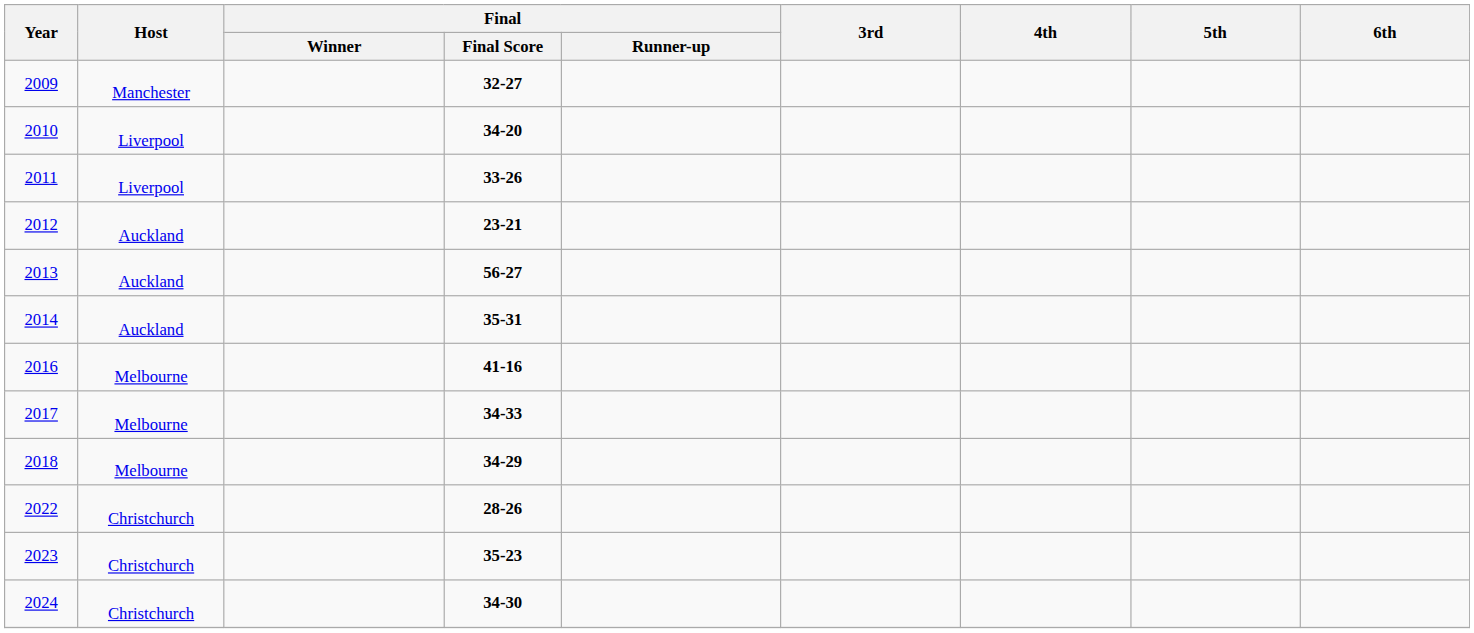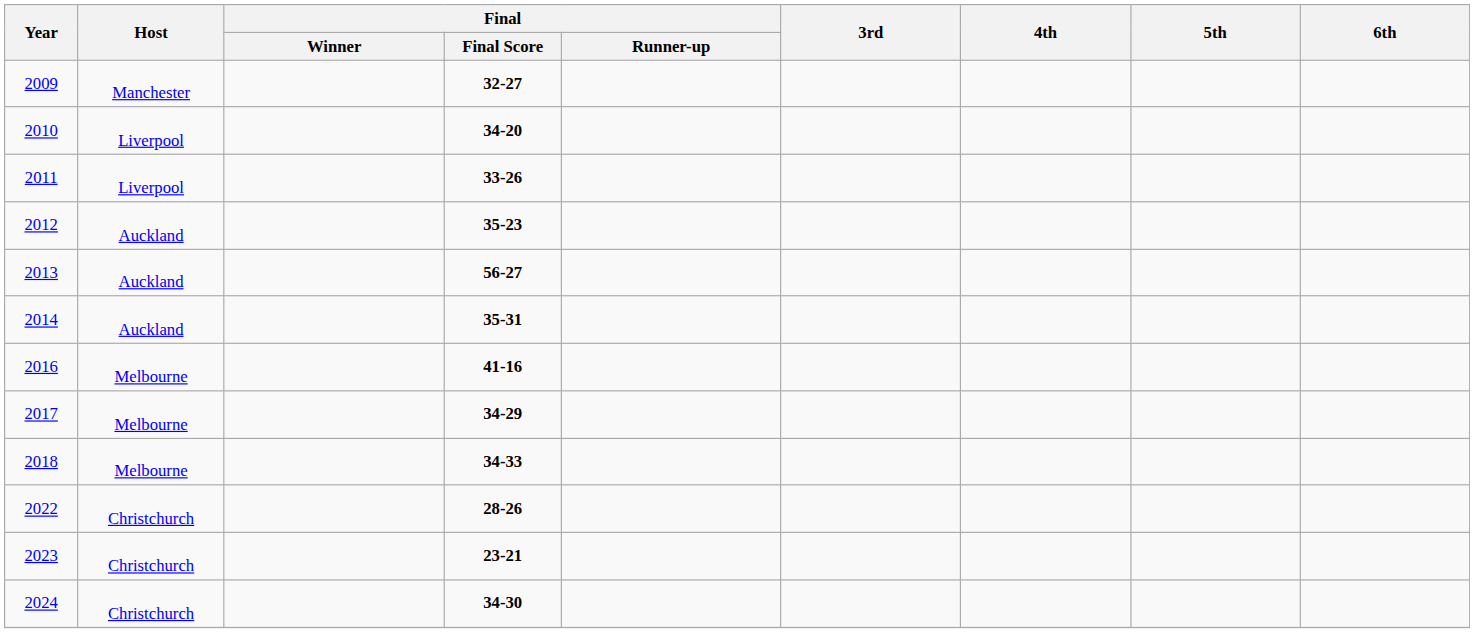(503, 225) 23-21 -> (503, 225) 35-23
(503, 414) 34-33 -> (503, 414) 34-29
(503, 461) 34-29 -> (503, 461) 34-33
(503, 556) 35-23 -> (503, 556) 23-21
